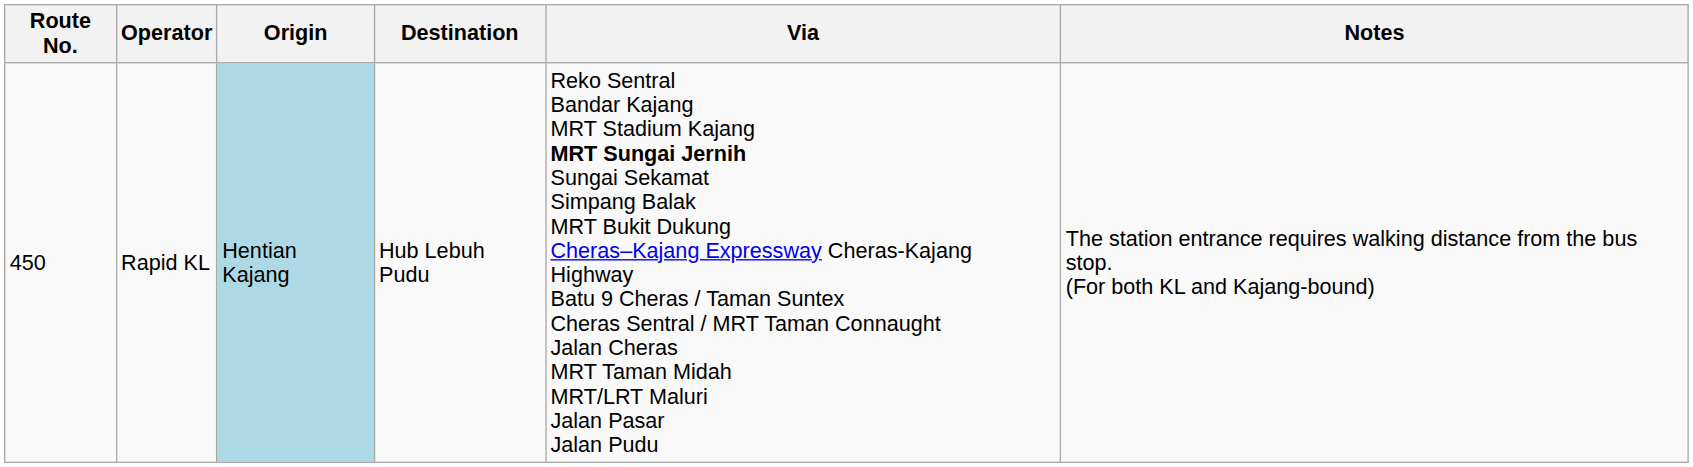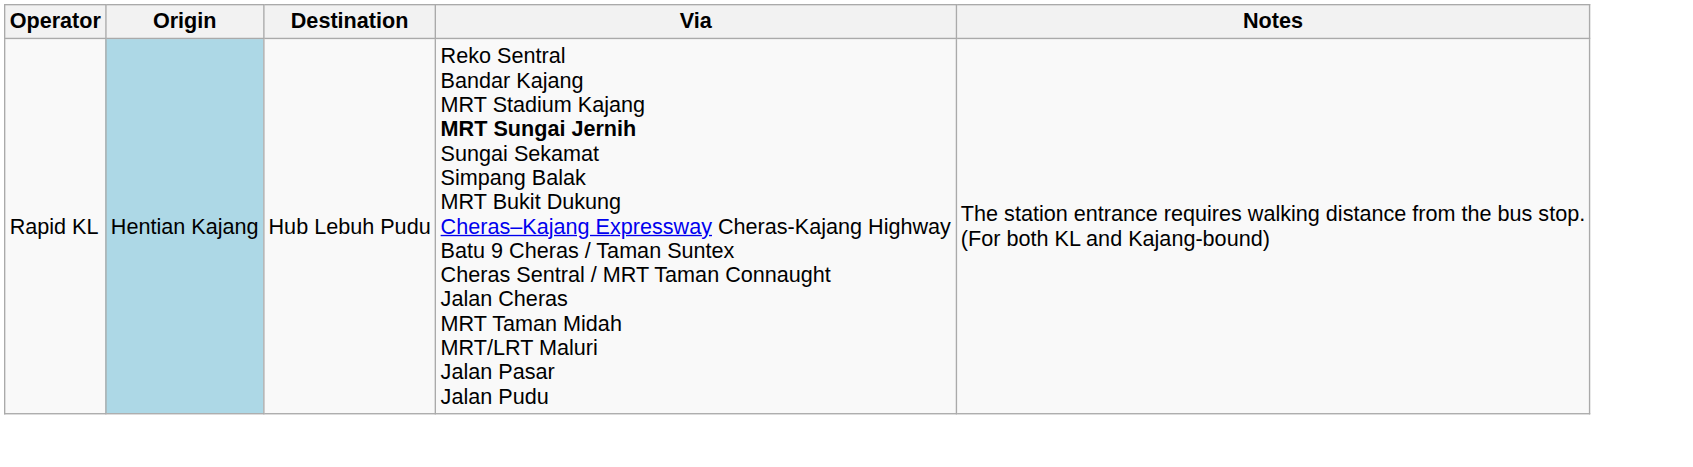- column: (60, 33)
